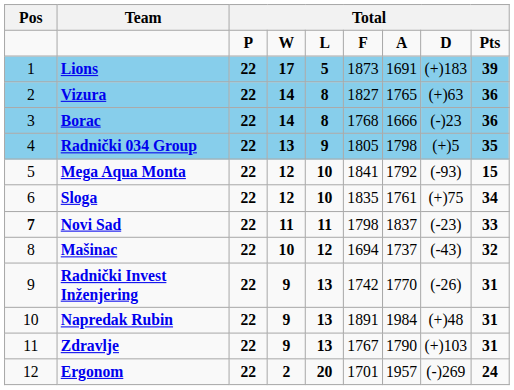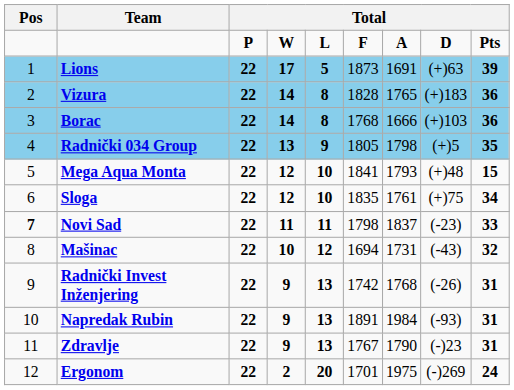(446, 69) (+)183 -> (446, 69) (+)63
(363, 95) 1827 -> (363, 95) 1828
(446, 95) (+)63 -> (446, 95) (+)183
(446, 120) (-)23 -> (446, 120) (+)103
(402, 172) 1792 -> (402, 172) 1793
(446, 172) (-93) -> (446, 172) (+)48
(402, 249) 1737 -> (402, 249) 1731
(402, 285) 1770 -> (402, 285) 1768
(446, 320) (+)48 -> (446, 320) (-93)
(446, 345) (+)103 -> (446, 345) (-)23
(402, 371) 1957 -> (402, 371) 1975
